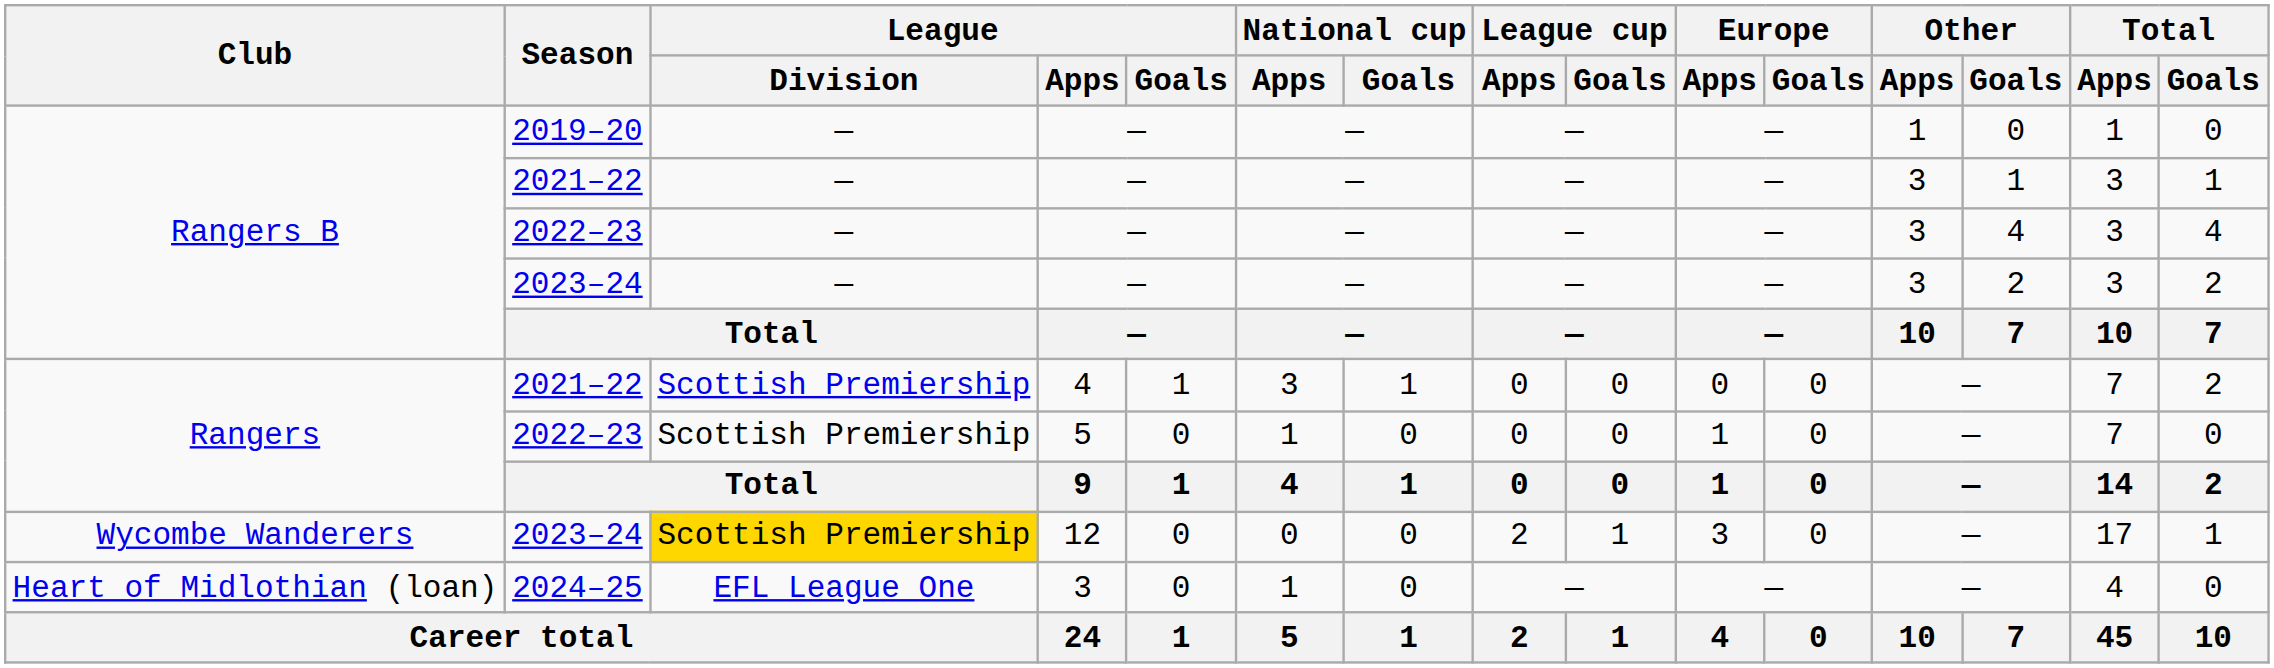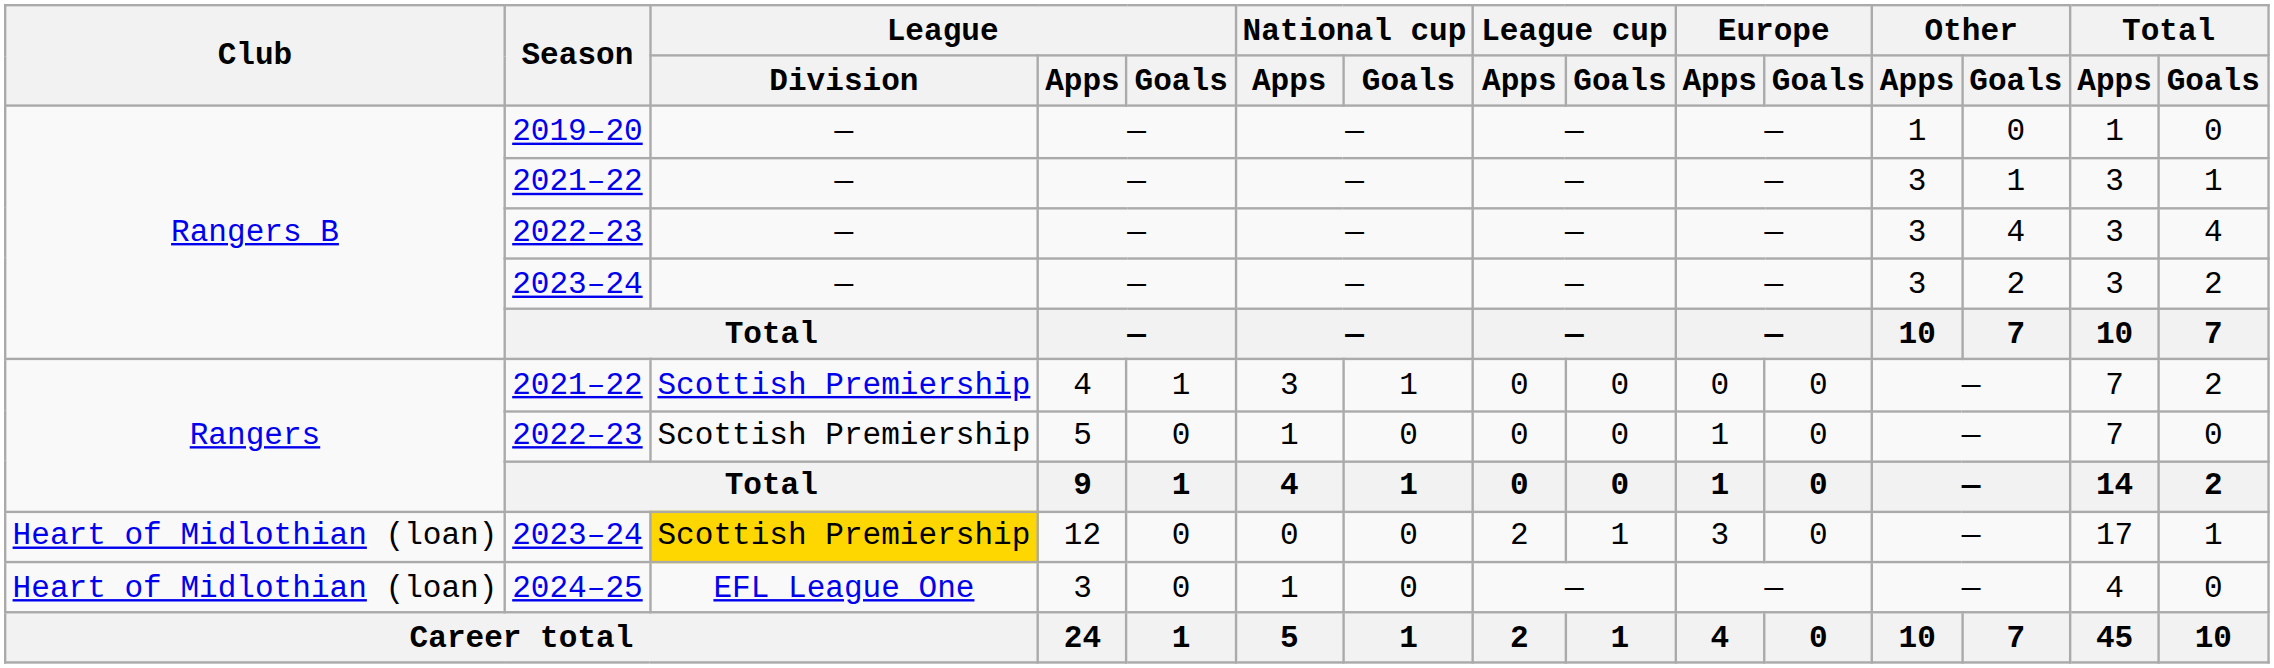(255, 537) Wycombe Wanderers -> (255, 537) Heart of Midlothian (loan)
